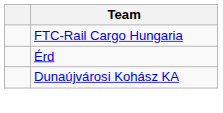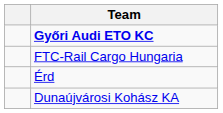+ row: (94, 35)
